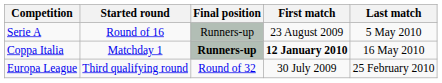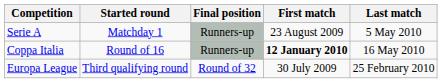(135, 31) Round of 16 -> (135, 31) Matchday 1
(135, 50) Matchday 1 -> (135, 50) Round of 16
(227, 50) bold -> (227, 50) normal
